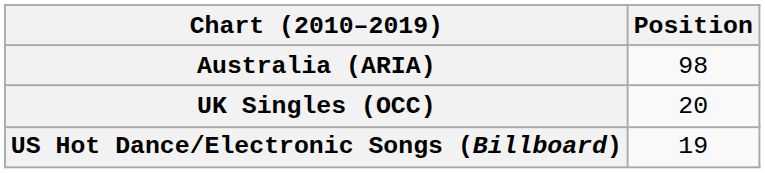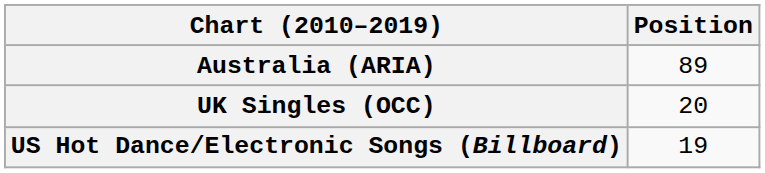(693, 66) 98 -> (693, 66) 89
